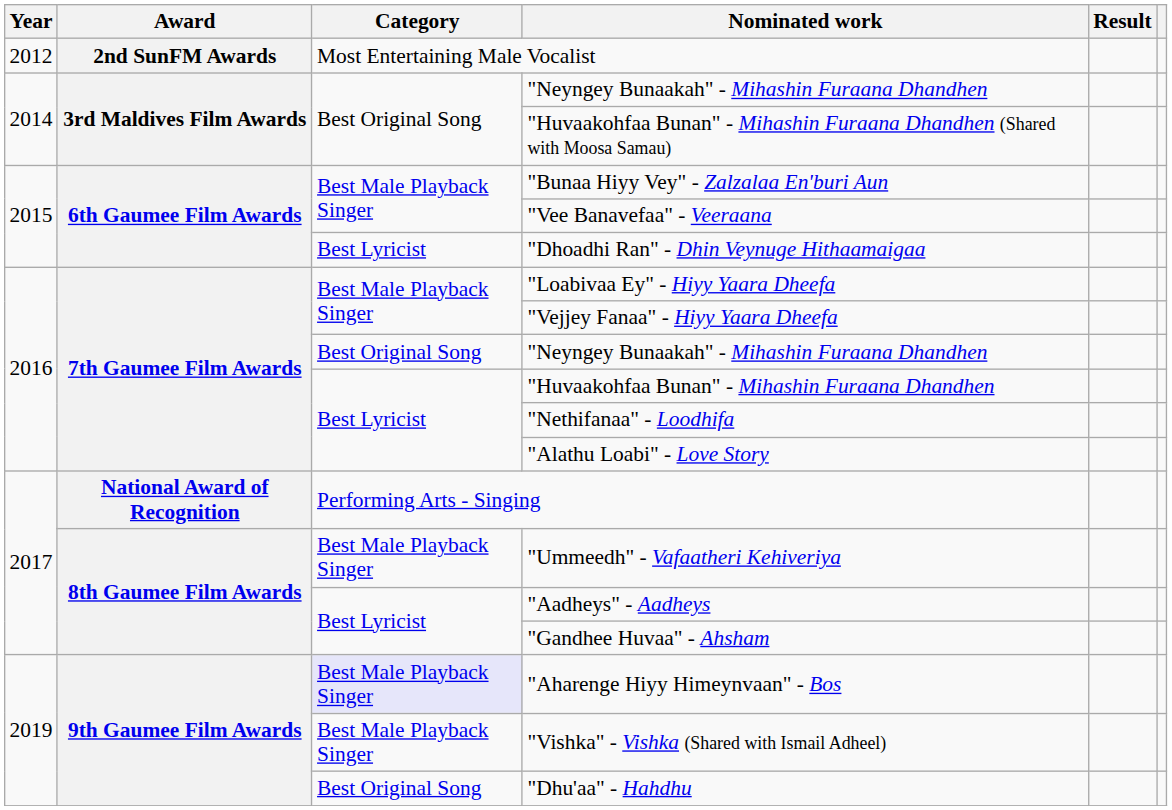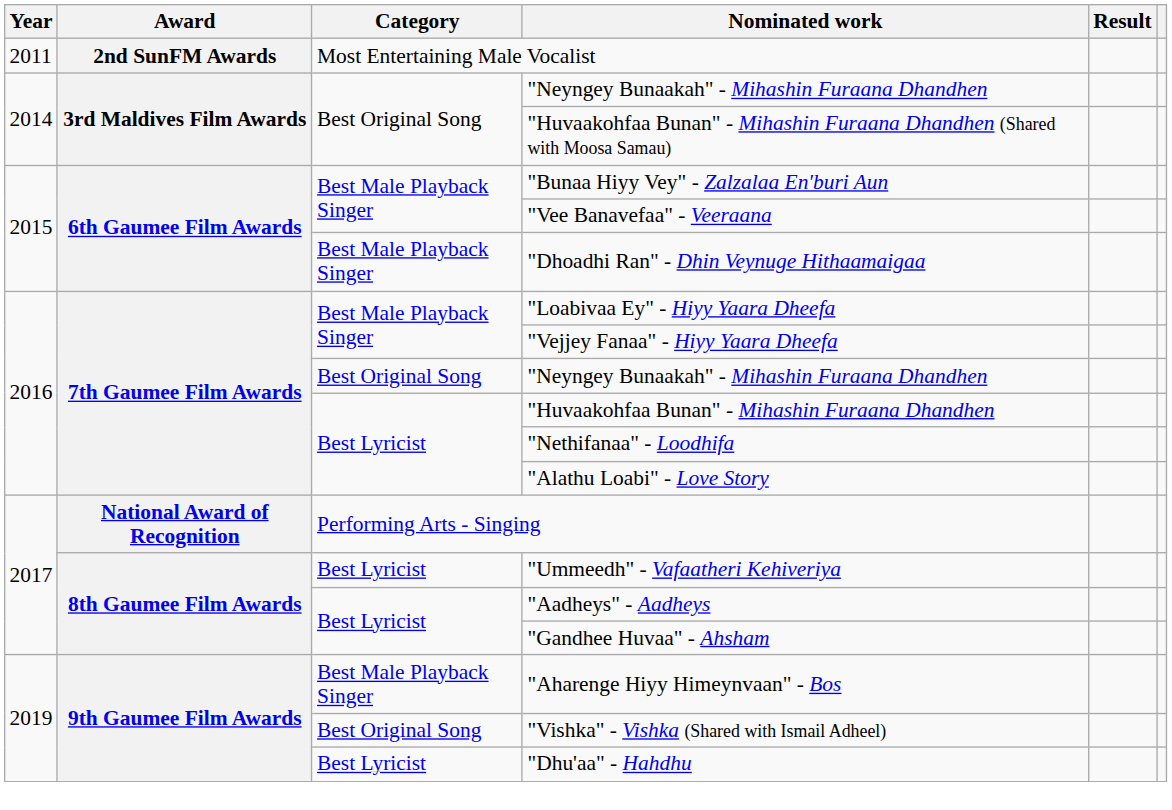(31, 55) 2012 -> (31, 55) 2011
(372, 249) Best Lyricist -> (403, 261) Best Male Playback Singer
(403, 557) Best Male Playback Singer -> (372, 569) Best Lyricist
(403, 683) lavender background -> (403, 683) no background
(403, 742) Best Male Playback Singer -> (399, 730) Best Original Song
(399, 788) Best Original Song -> (372, 764) Best Lyricist
